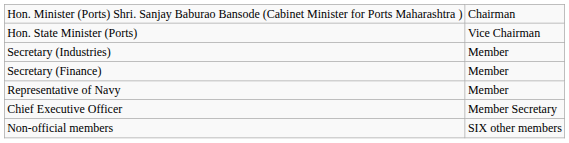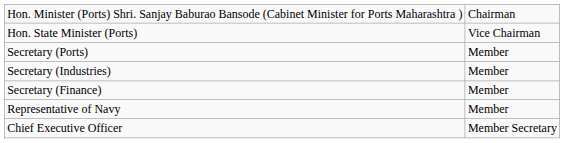+ row: (48, 52)
- row: (60, 128)
